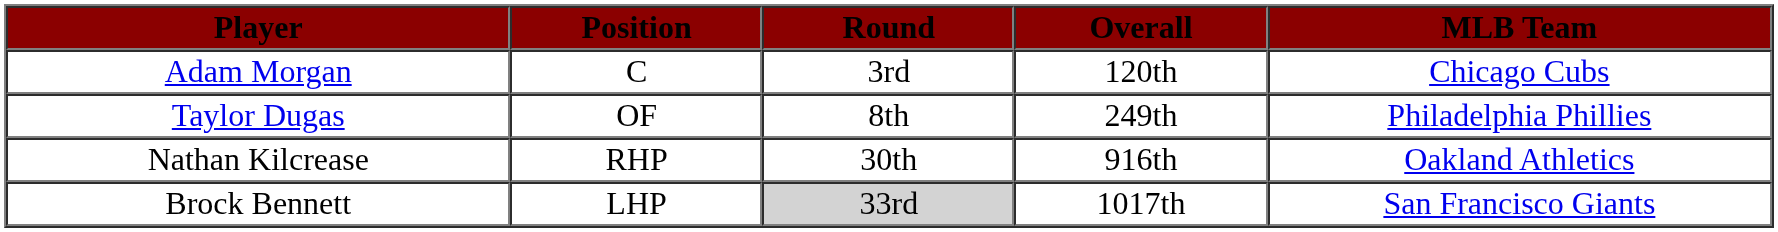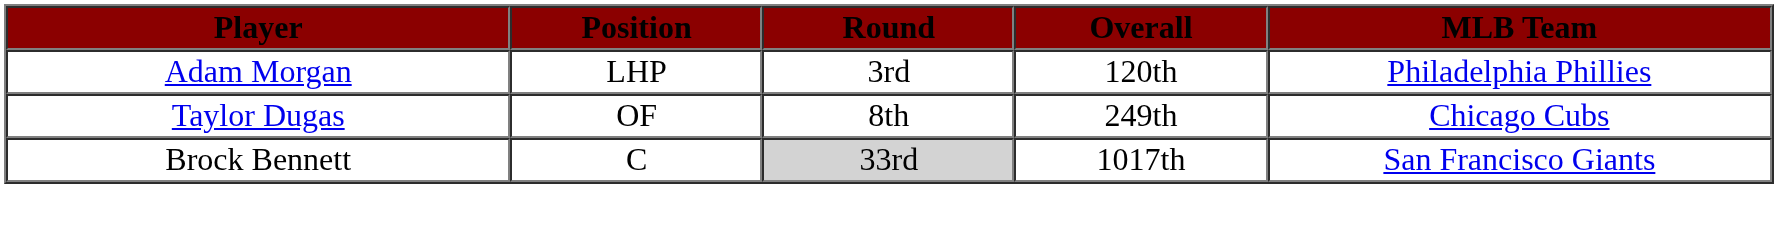(637, 71) C -> (637, 71) LHP
(1519, 71) Chicago Cubs -> (1519, 71) Philadelphia Phillies
(1519, 115) Philadelphia Phillies -> (1519, 115) Chicago Cubs
- row: (258, 159)
(637, 203) LHP -> (637, 159) C
